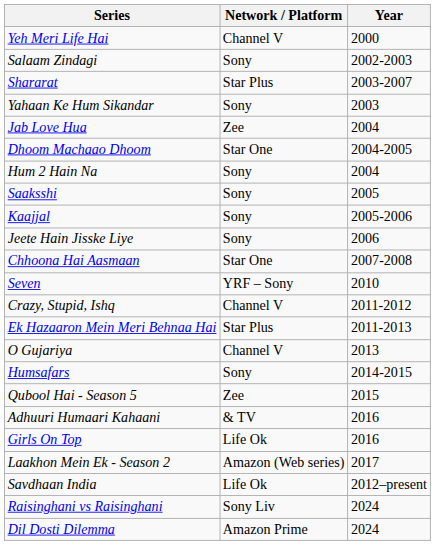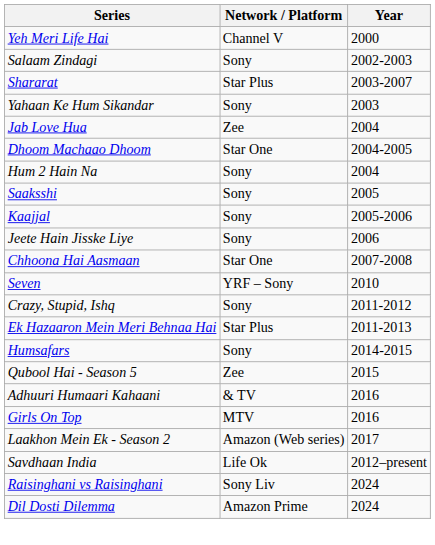(253, 305) Channel V -> (237, 305) Sony
- row: (40, 350)
(245, 439) Life Ok -> (239, 417) MTV
